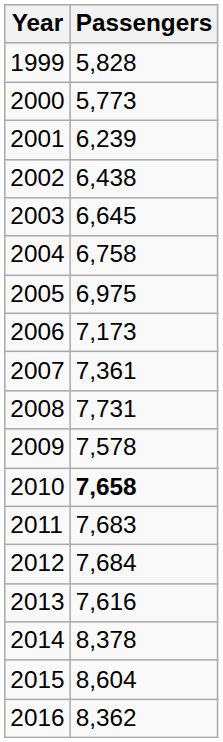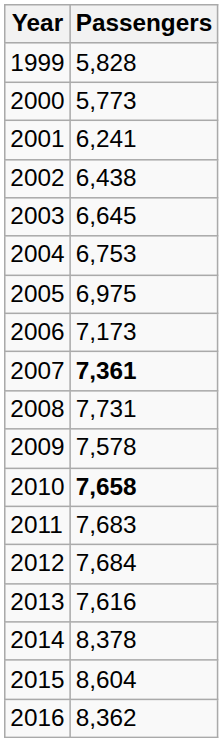(106, 139) 6,239 -> (106, 139) 6,241
(106, 255) 6,758 -> (106, 255) 6,753
(106, 370) normal -> (106, 370) bold
